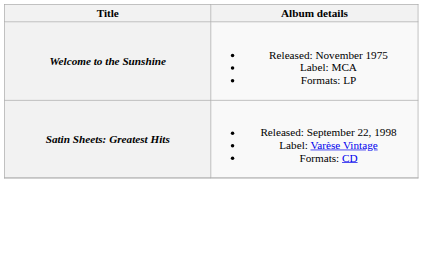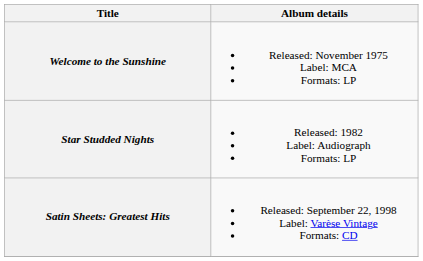+ row: (108, 139)
